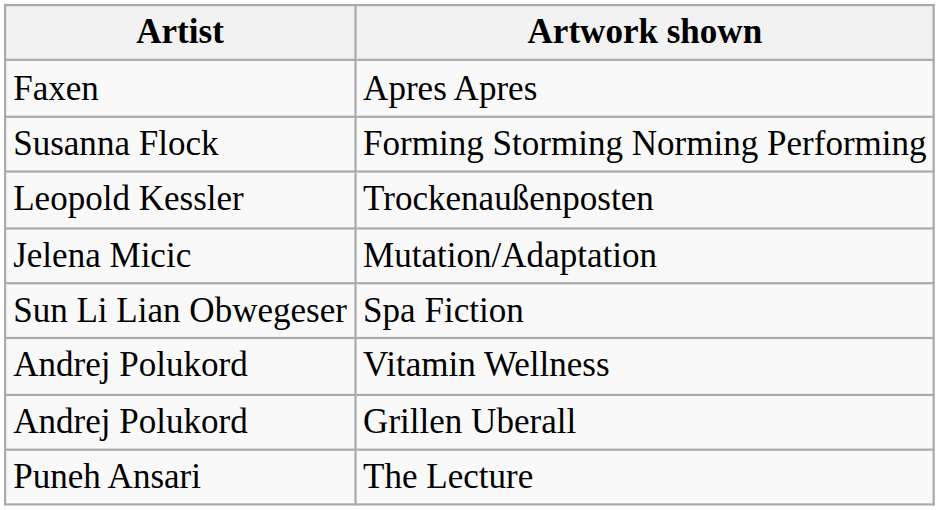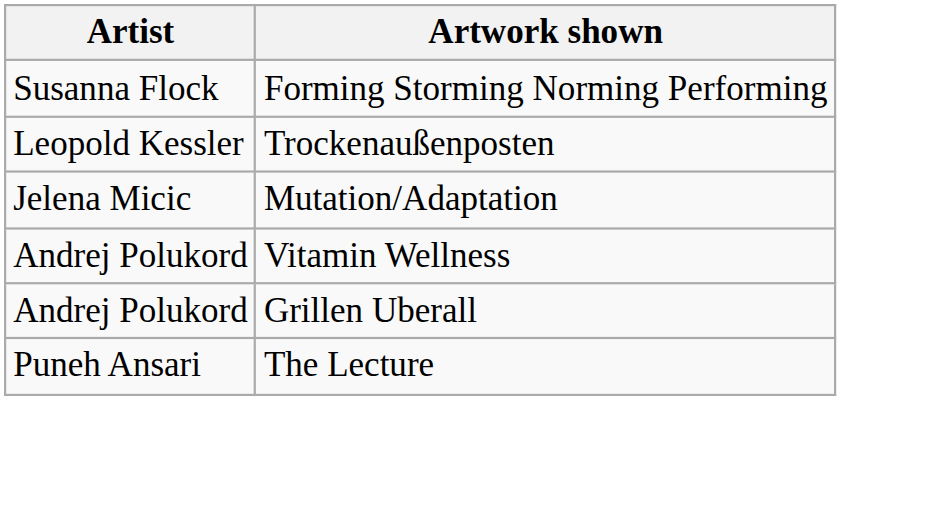- row: (450, 87)
- row: (443, 310)
